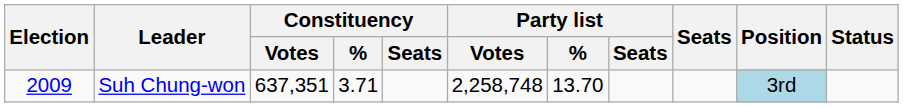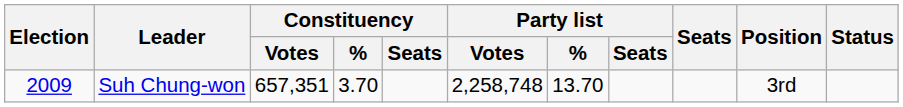(292, 85) 637,351 -> (292, 85) 657,351
(358, 85) 3.71 -> (358, 85) 3.70
(782, 85) lightblue background -> (782, 85) no background
